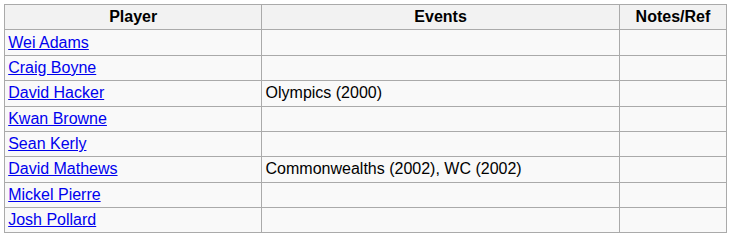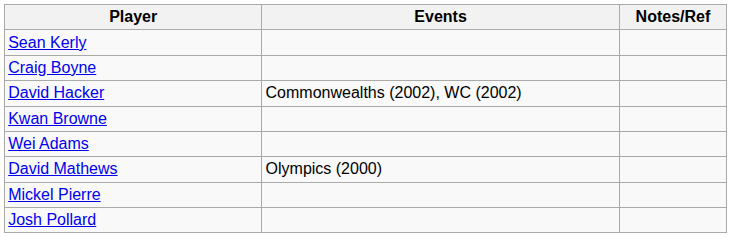rows swapped: (48, 42) <-> (47, 144)
(324, 93) Olympics (2000) -> (394, 93) Commonwealths (2002), WC (2002)
(394, 169) Commonwealths (2002), WC (2002) -> (324, 169) Olympics (2000)
